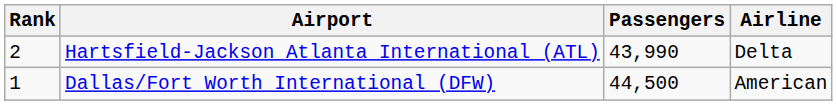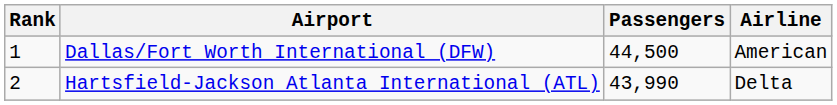rows swapped: (280, 84) <-> (332, 52)
